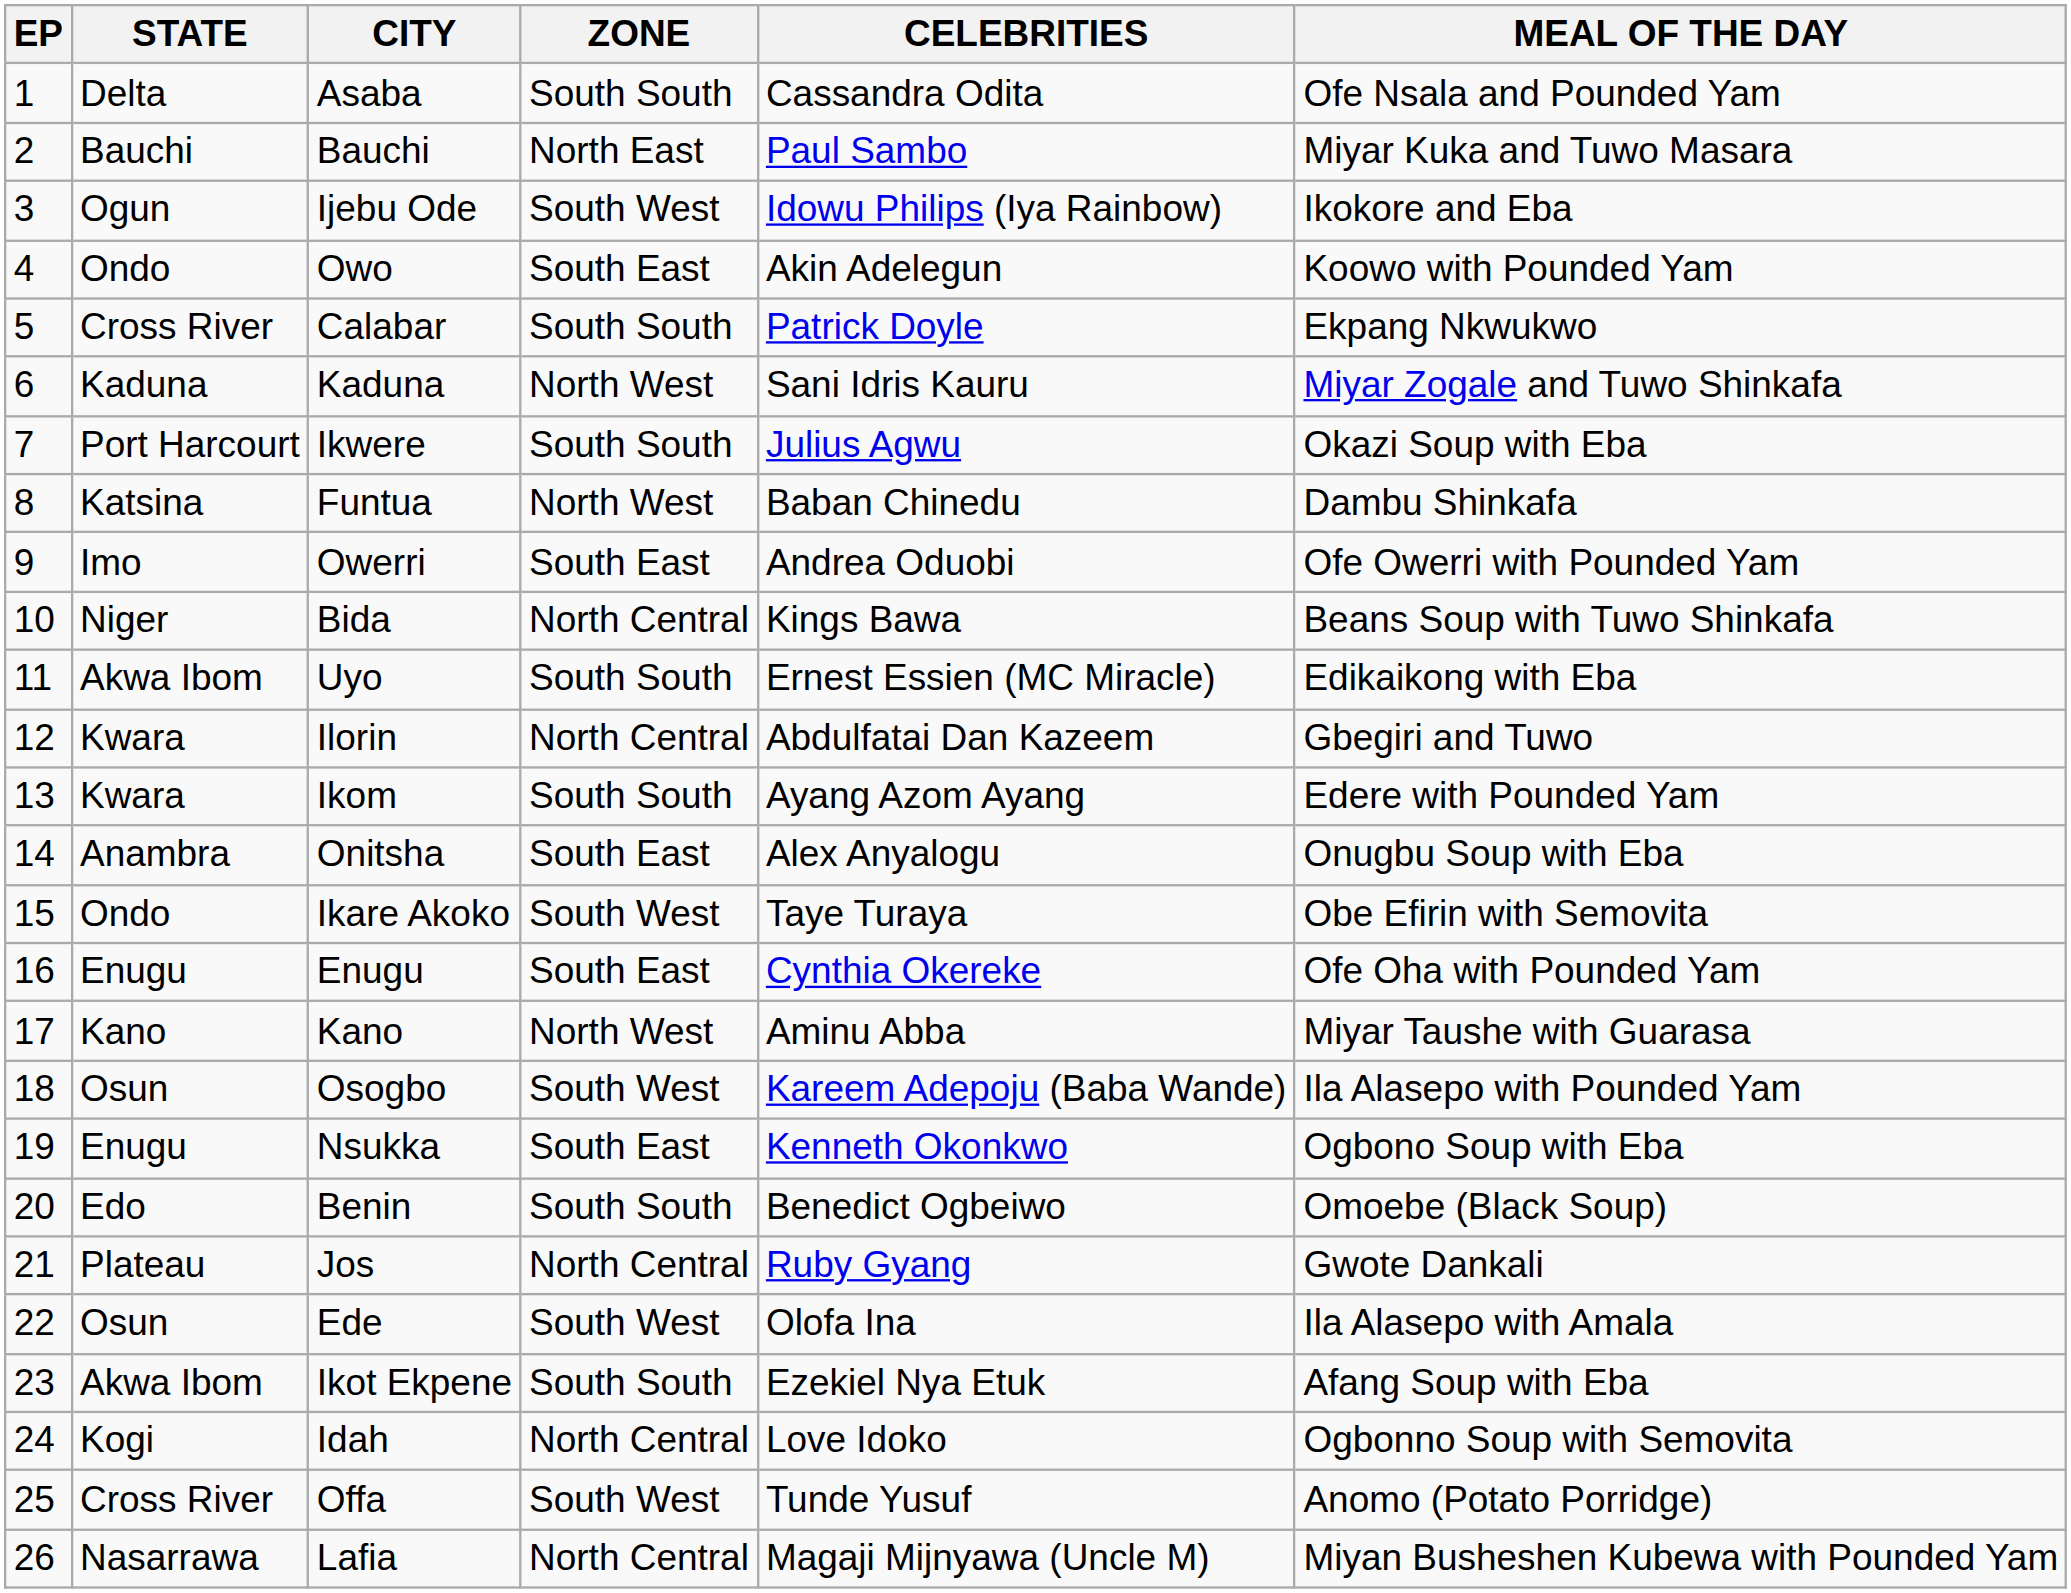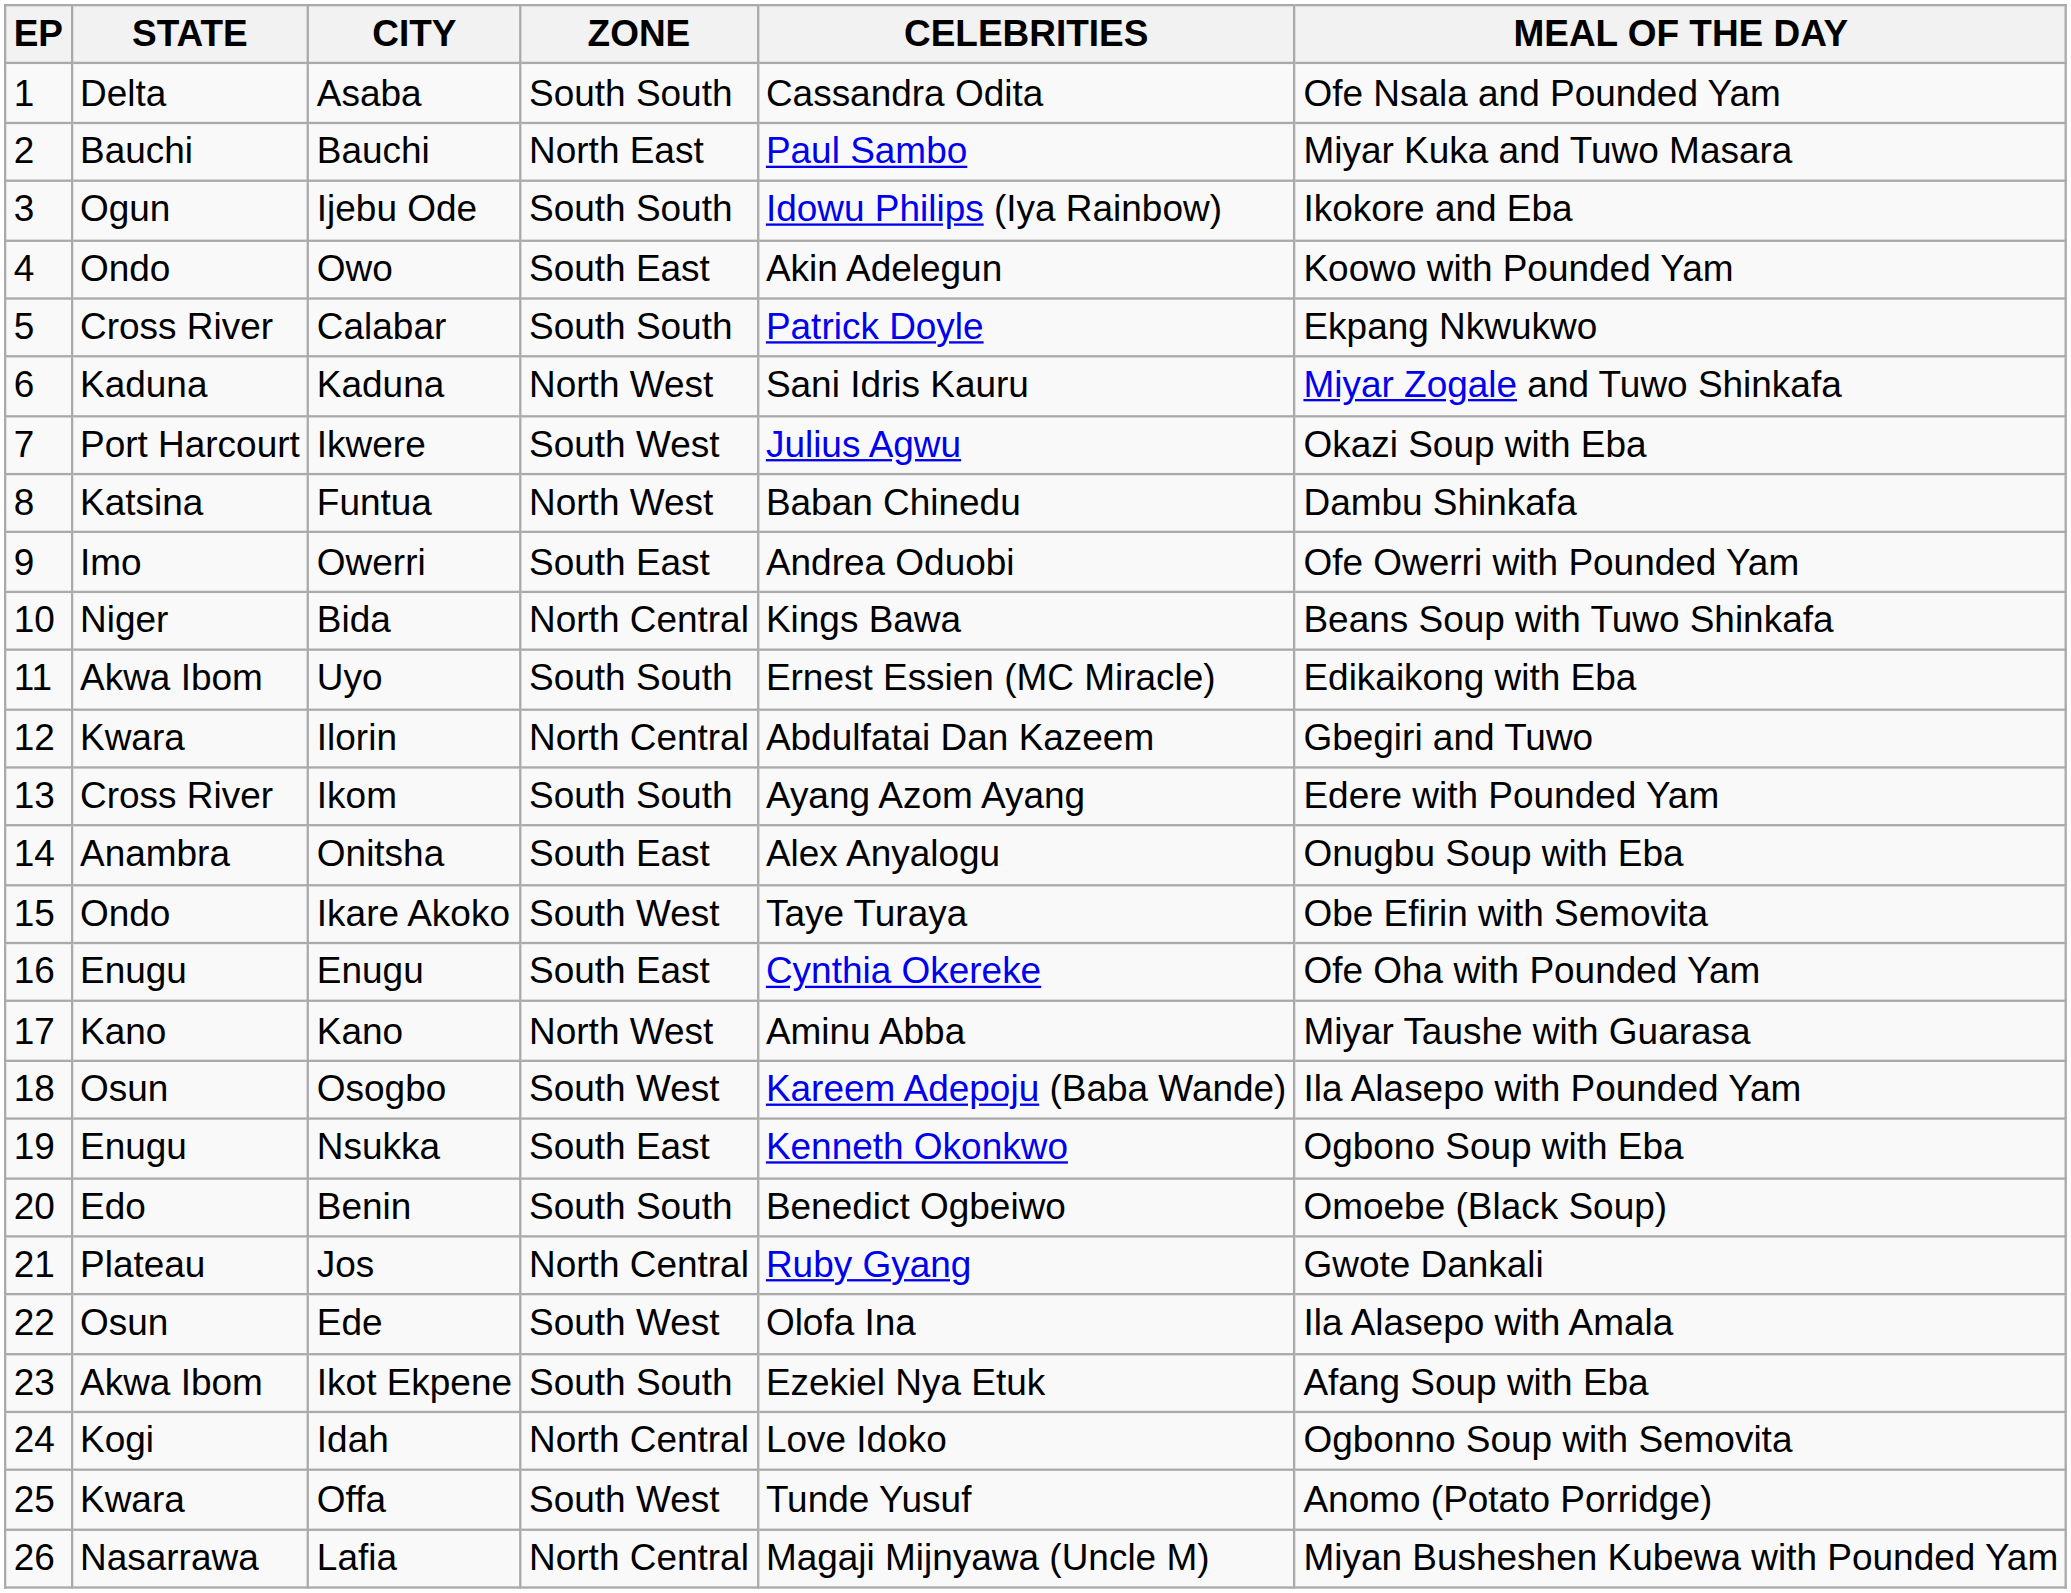(624, 209) South West -> (631, 209) South South
(631, 444) South South -> (624, 444) South West
(132, 795) Kwara -> (177, 795) Cross River
(177, 1499) Cross River -> (132, 1499) Kwara
